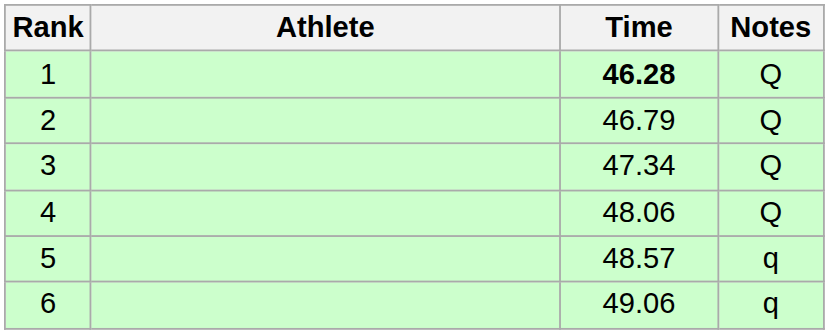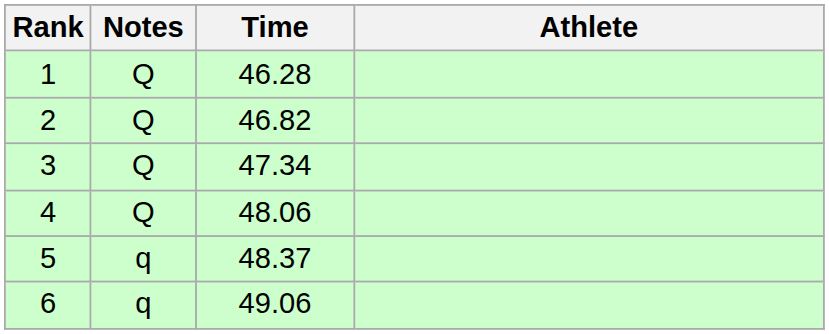columns swapped: (325, 27) <-> (771, 27)
(639, 73) bold -> (275, 73) normal
(639, 119) 46.79 -> (275, 119) 46.82
(639, 258) 48.57 -> (275, 258) 48.37
